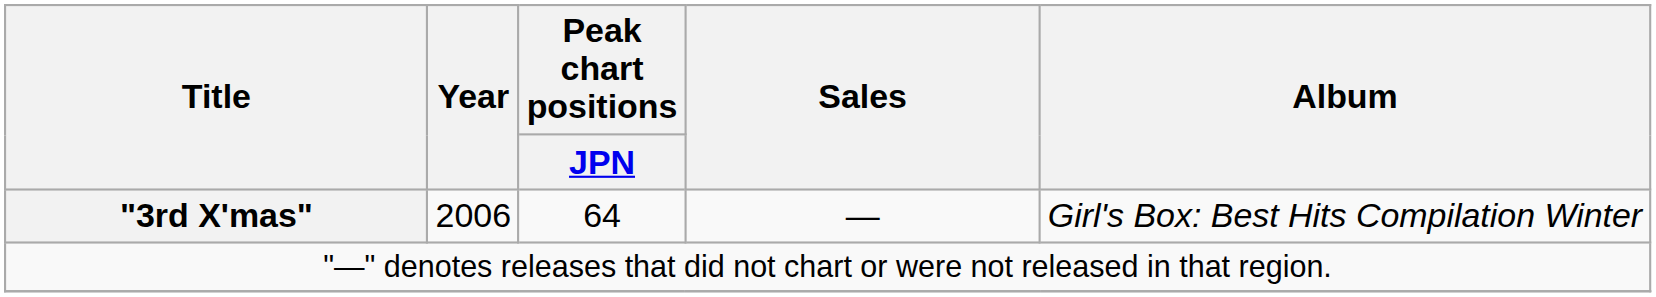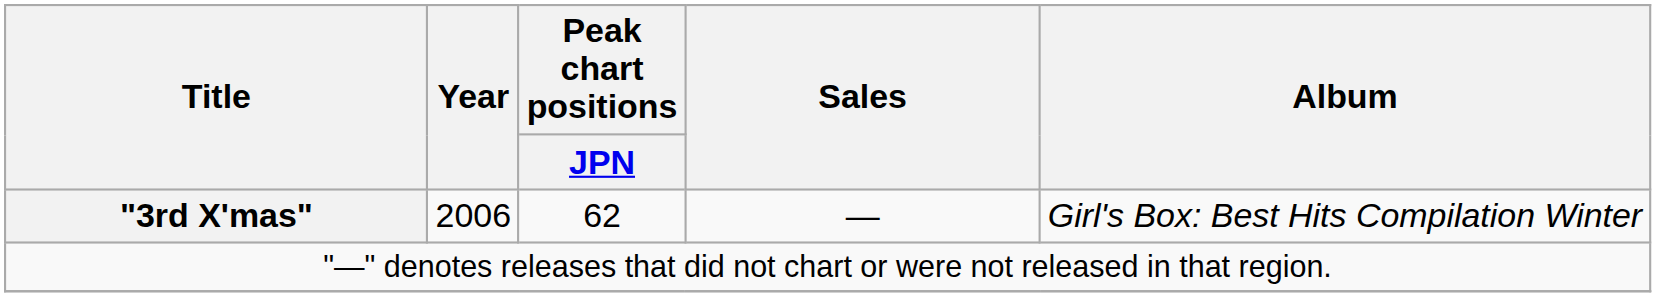(602, 215) 64 -> (602, 215) 62
